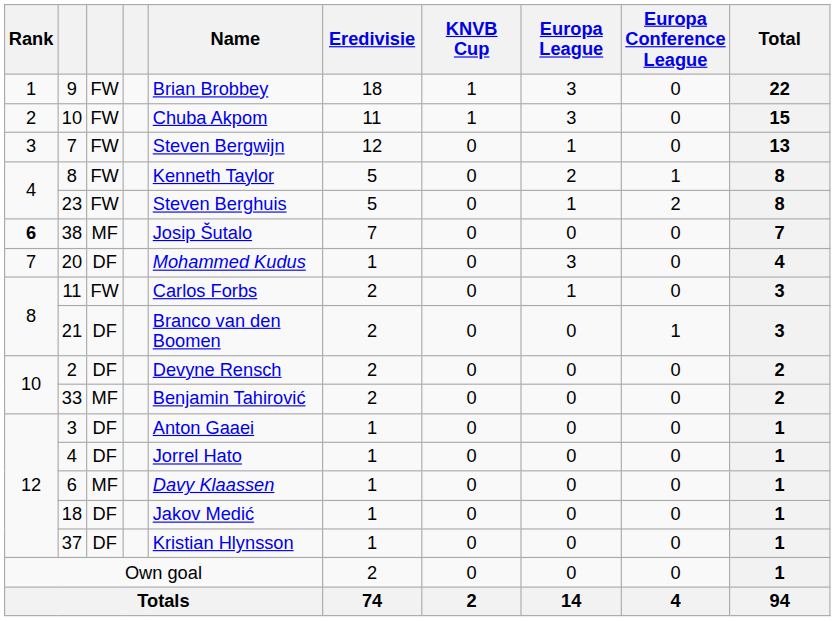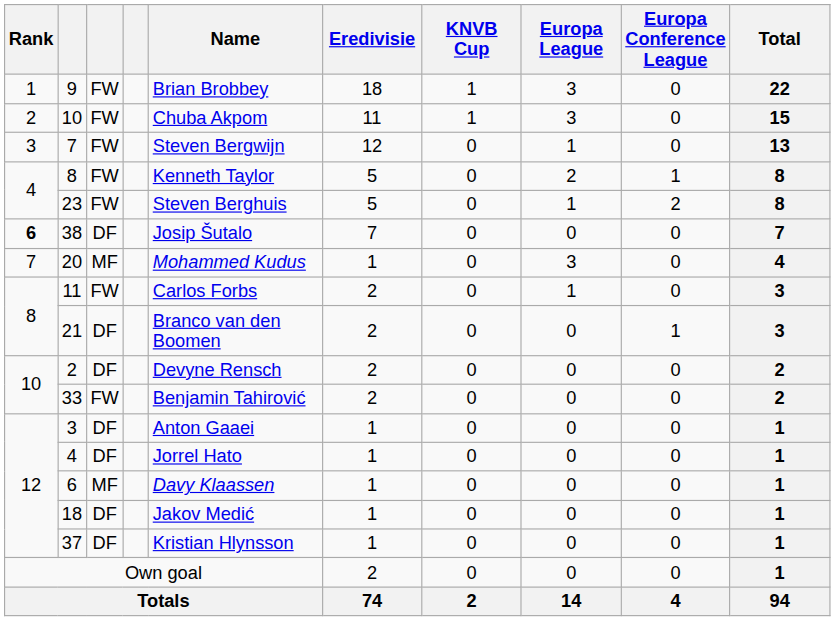(105, 233) MF -> (105, 233) DF
(105, 262) DF -> (105, 262) MF
(105, 398) MF -> (105, 398) FW
